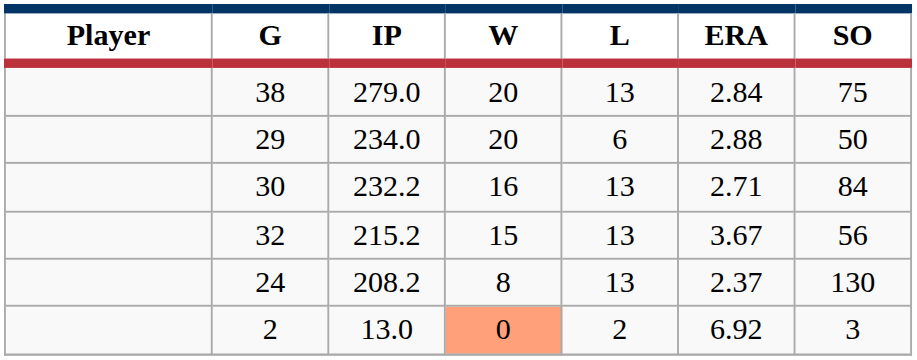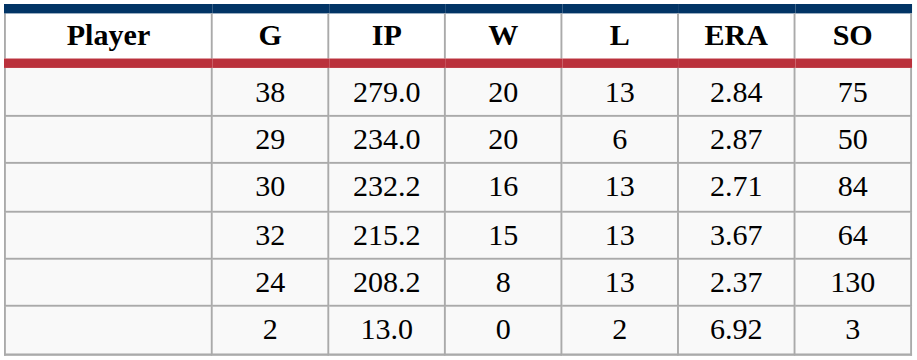(736, 138) 2.88 -> (736, 138) 2.87
(853, 234) 56 -> (853, 234) 64
(503, 329) lightsalmon background -> (503, 329) no background
